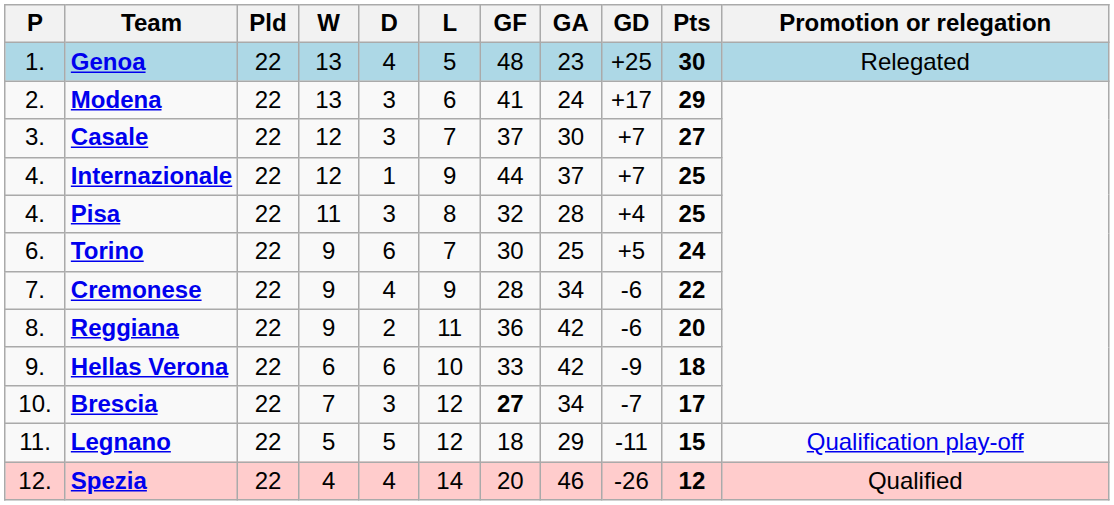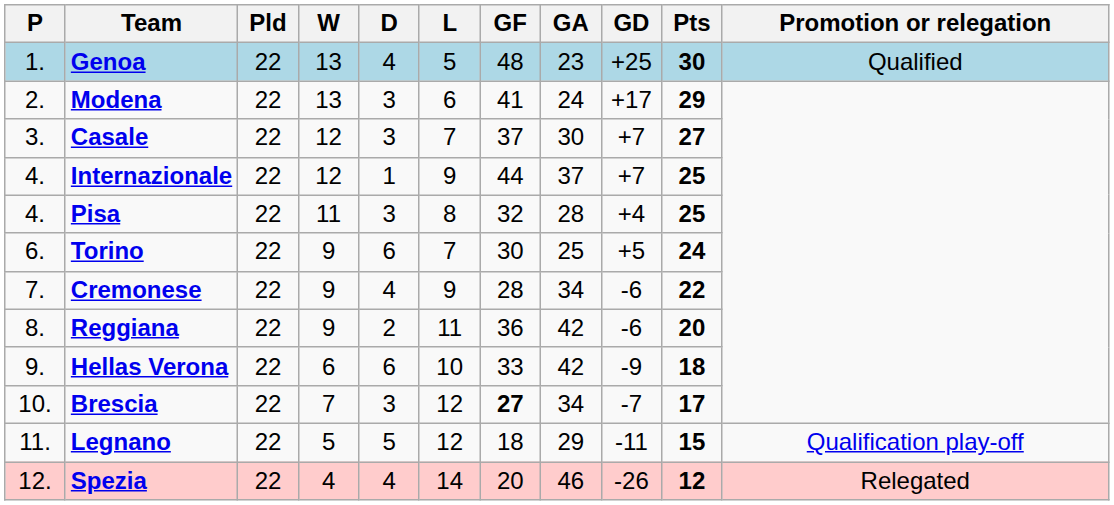(915, 61) Relegated -> (915, 61) Qualified
(915, 480) Qualified -> (915, 480) Relegated
